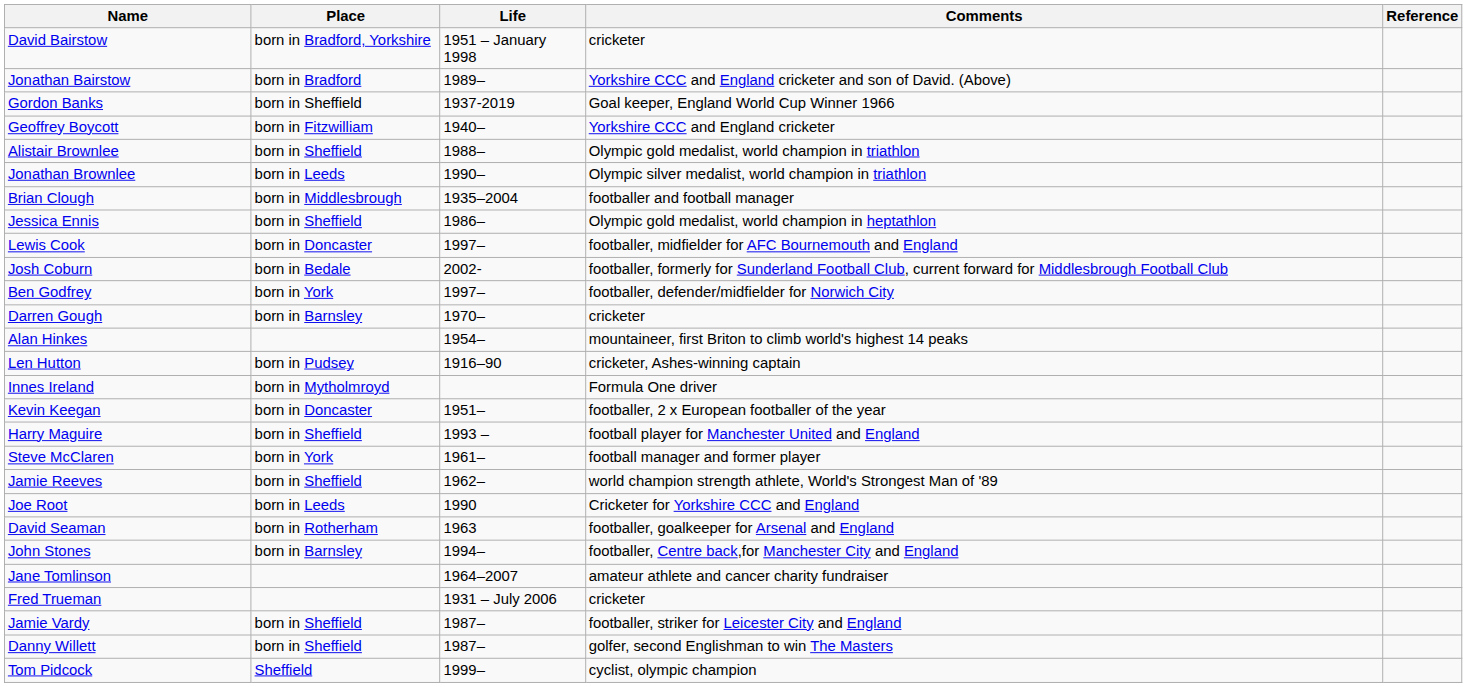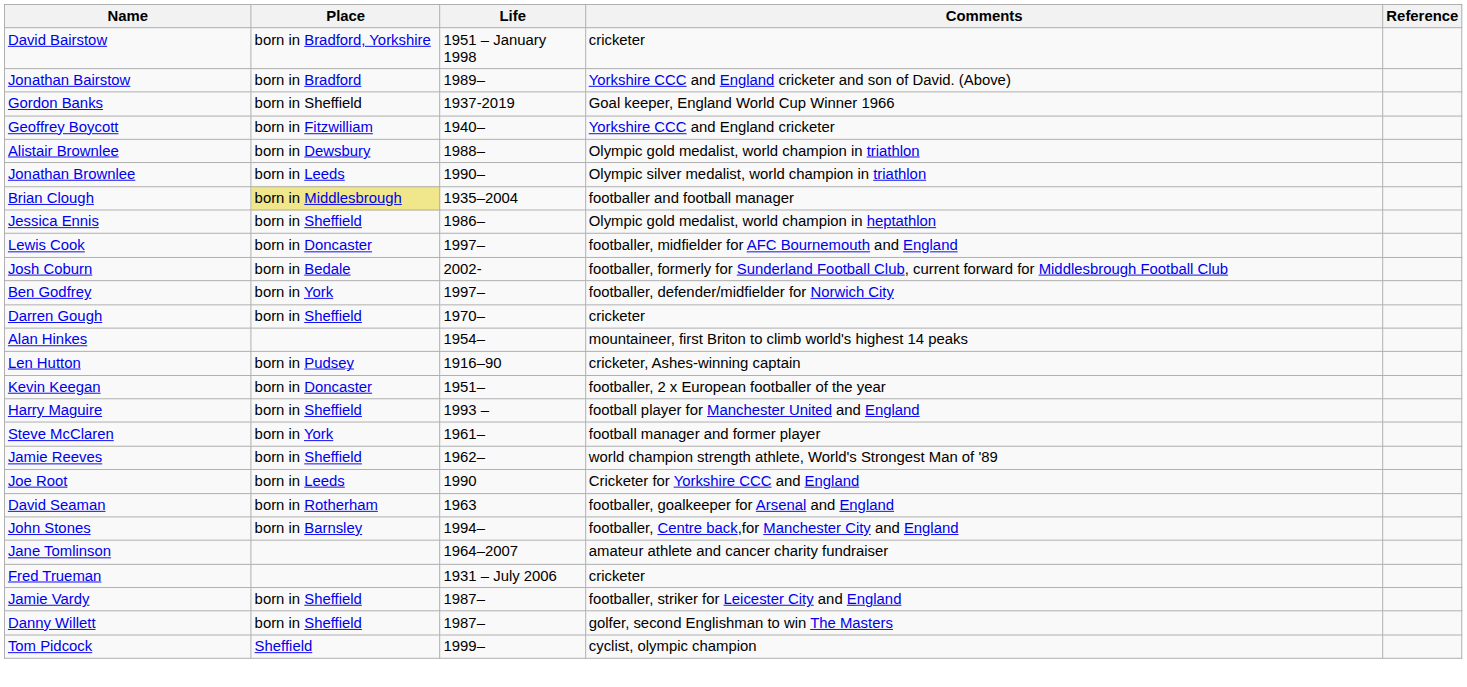(308, 151) born in Sheffield -> (313, 151) born in Dewsbury
(328, 198) no background -> (328, 198) khaki background
(308, 316) born in Barnsley -> (308, 316) born in Sheffield
- row: (51, 387)
